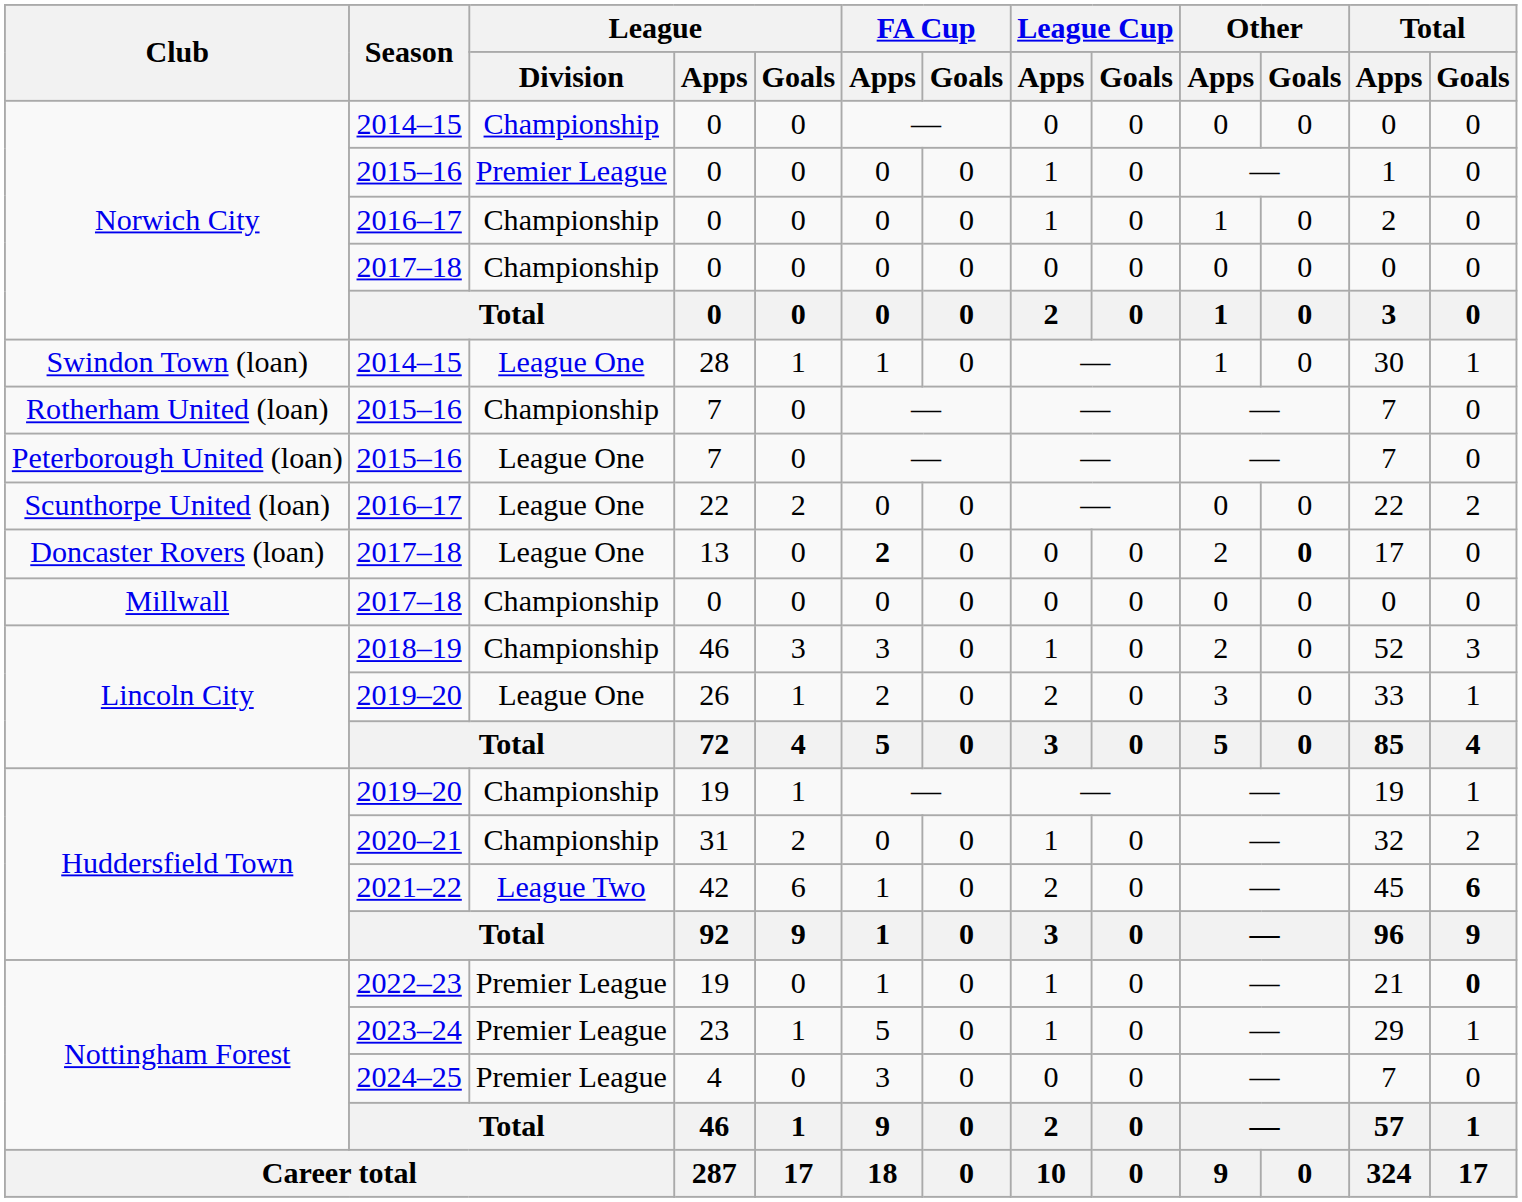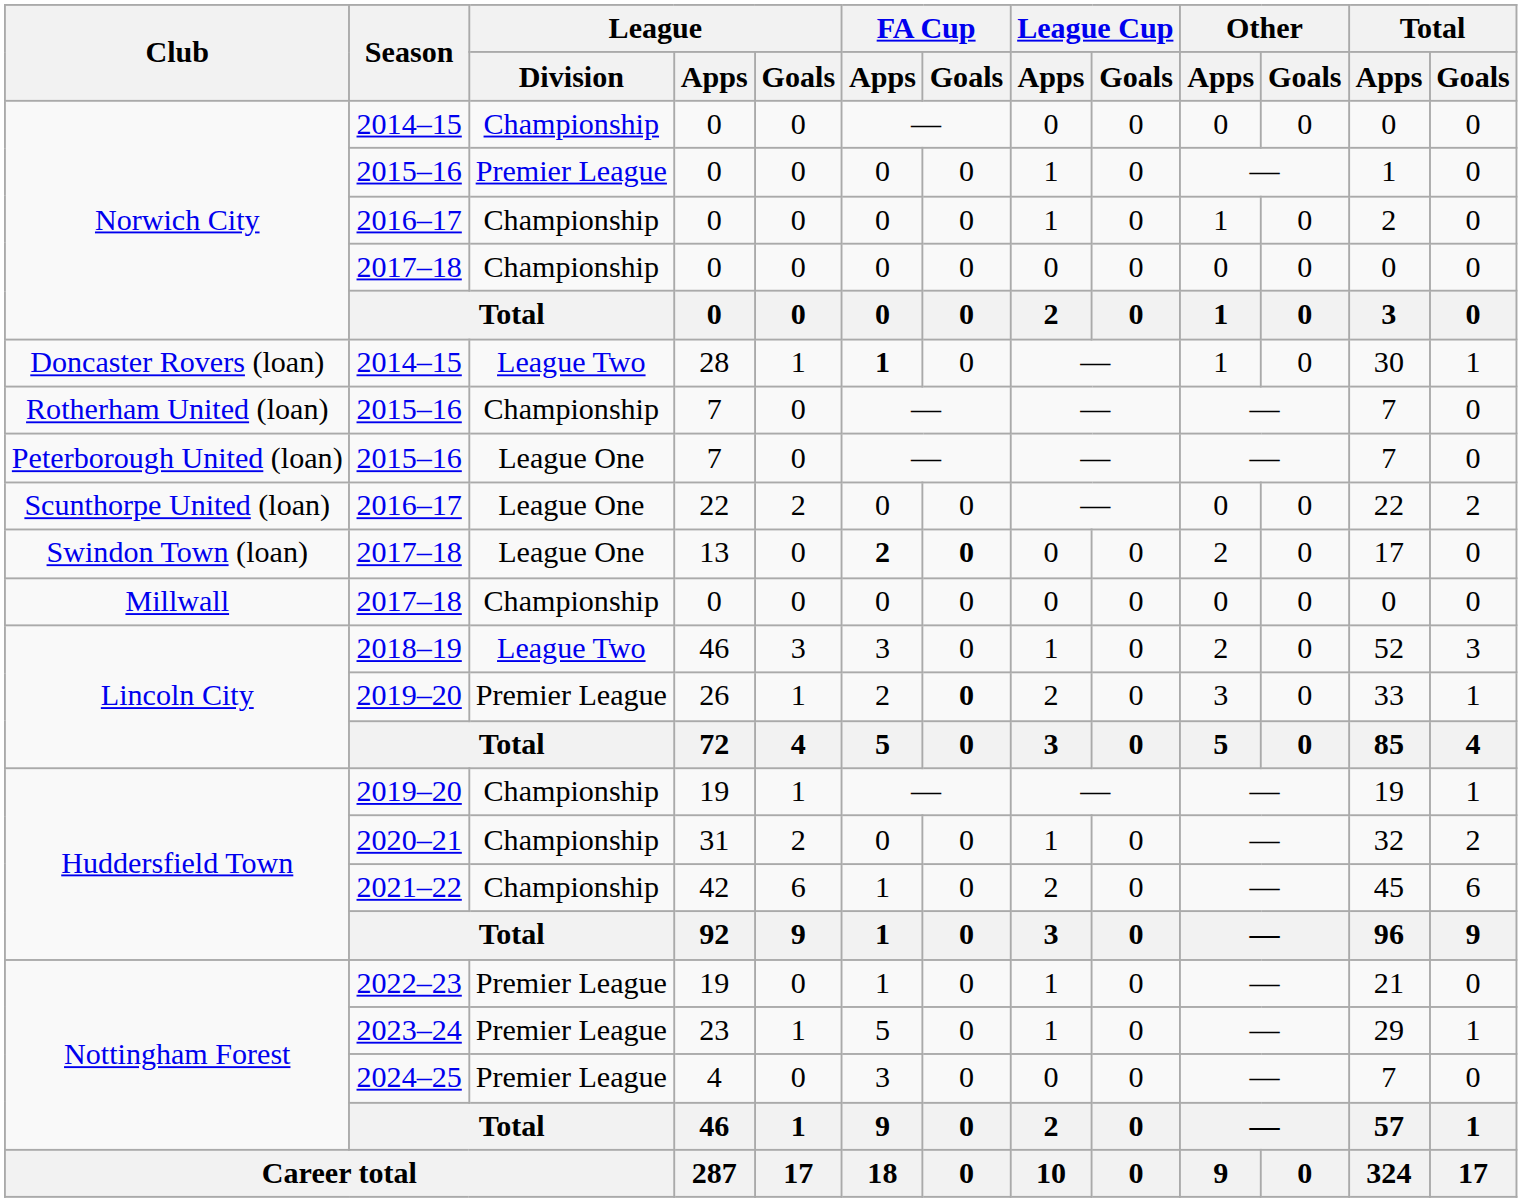(177, 362) Swindon Town (loan) -> (177, 362) Doncaster Rovers (loan)
(571, 362) League One -> (571, 362) League Two
(882, 362) normal -> (882, 362) bold
(177, 553) Doncaster Rovers (loan) -> (177, 553) Swindon Town (loan)
(967, 553) normal -> (967, 553) bold
(1305, 553) bold -> (1305, 553) normal
(571, 648) Championship -> (571, 648) League Two
(571, 696) League One -> (571, 696) Premier League
(967, 696) normal -> (967, 696) bold
(571, 887) League Two -> (571, 887) Championship
(1473, 887) bold -> (1473, 887) normal
(1473, 982) bold -> (1473, 982) normal
